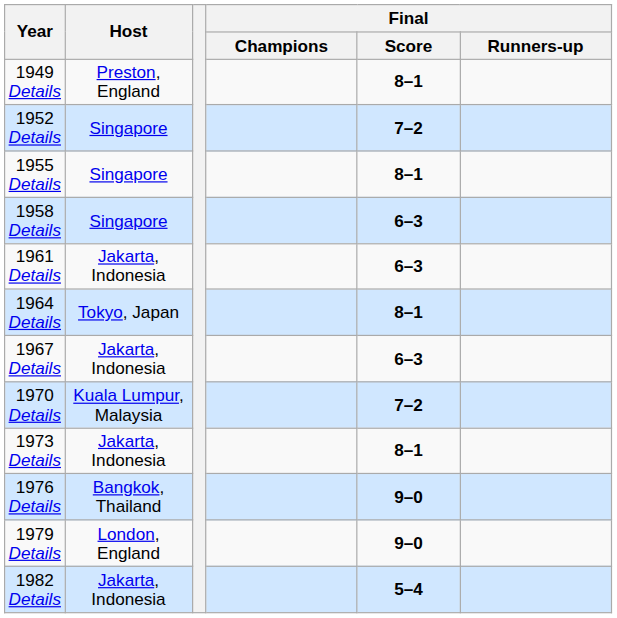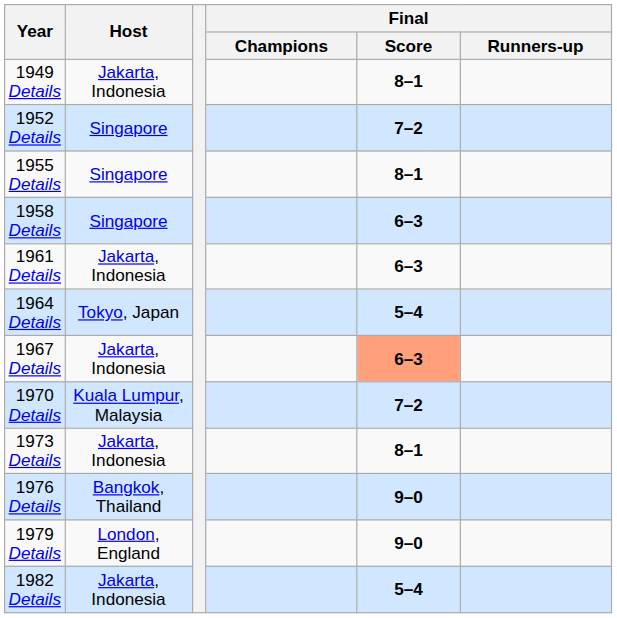(128, 82) Preston, England -> (128, 82) Jakarta, Indonesia
(408, 313) 8–1 -> (408, 313) 5–4
(408, 359) no background -> (408, 359) lightsalmon background
